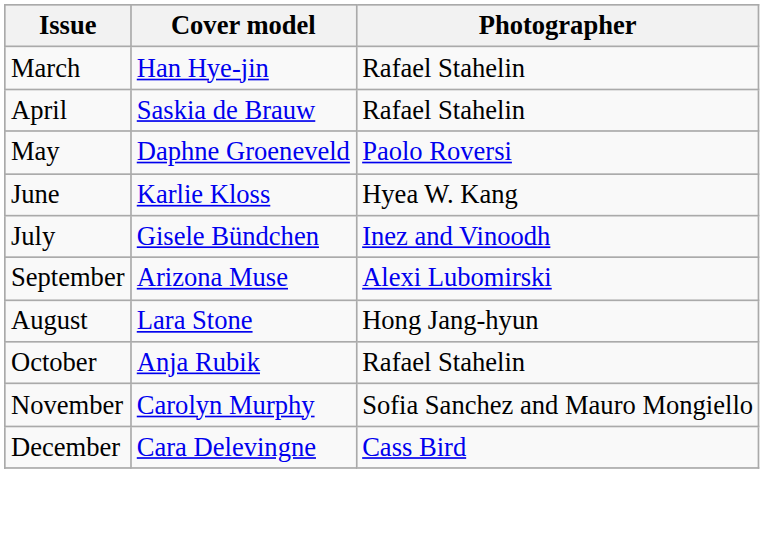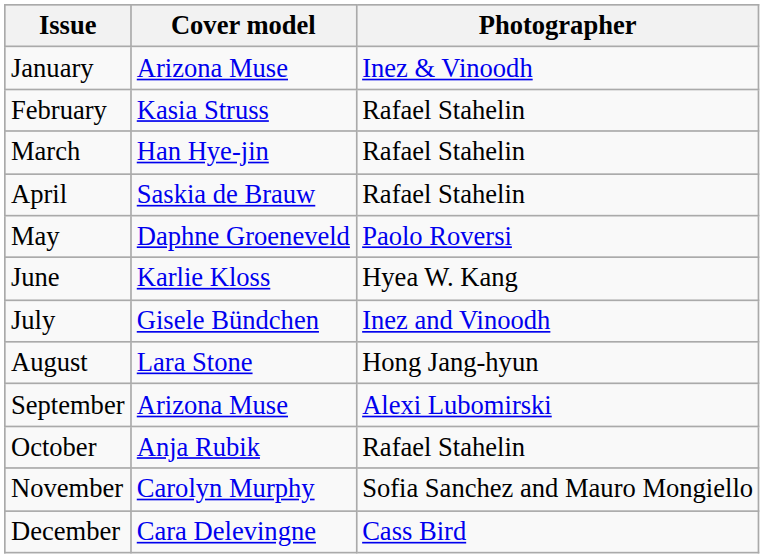+ row: (52, 67)
+ row: (59, 109)
rows swapped: (49, 320) <-> (68, 278)
